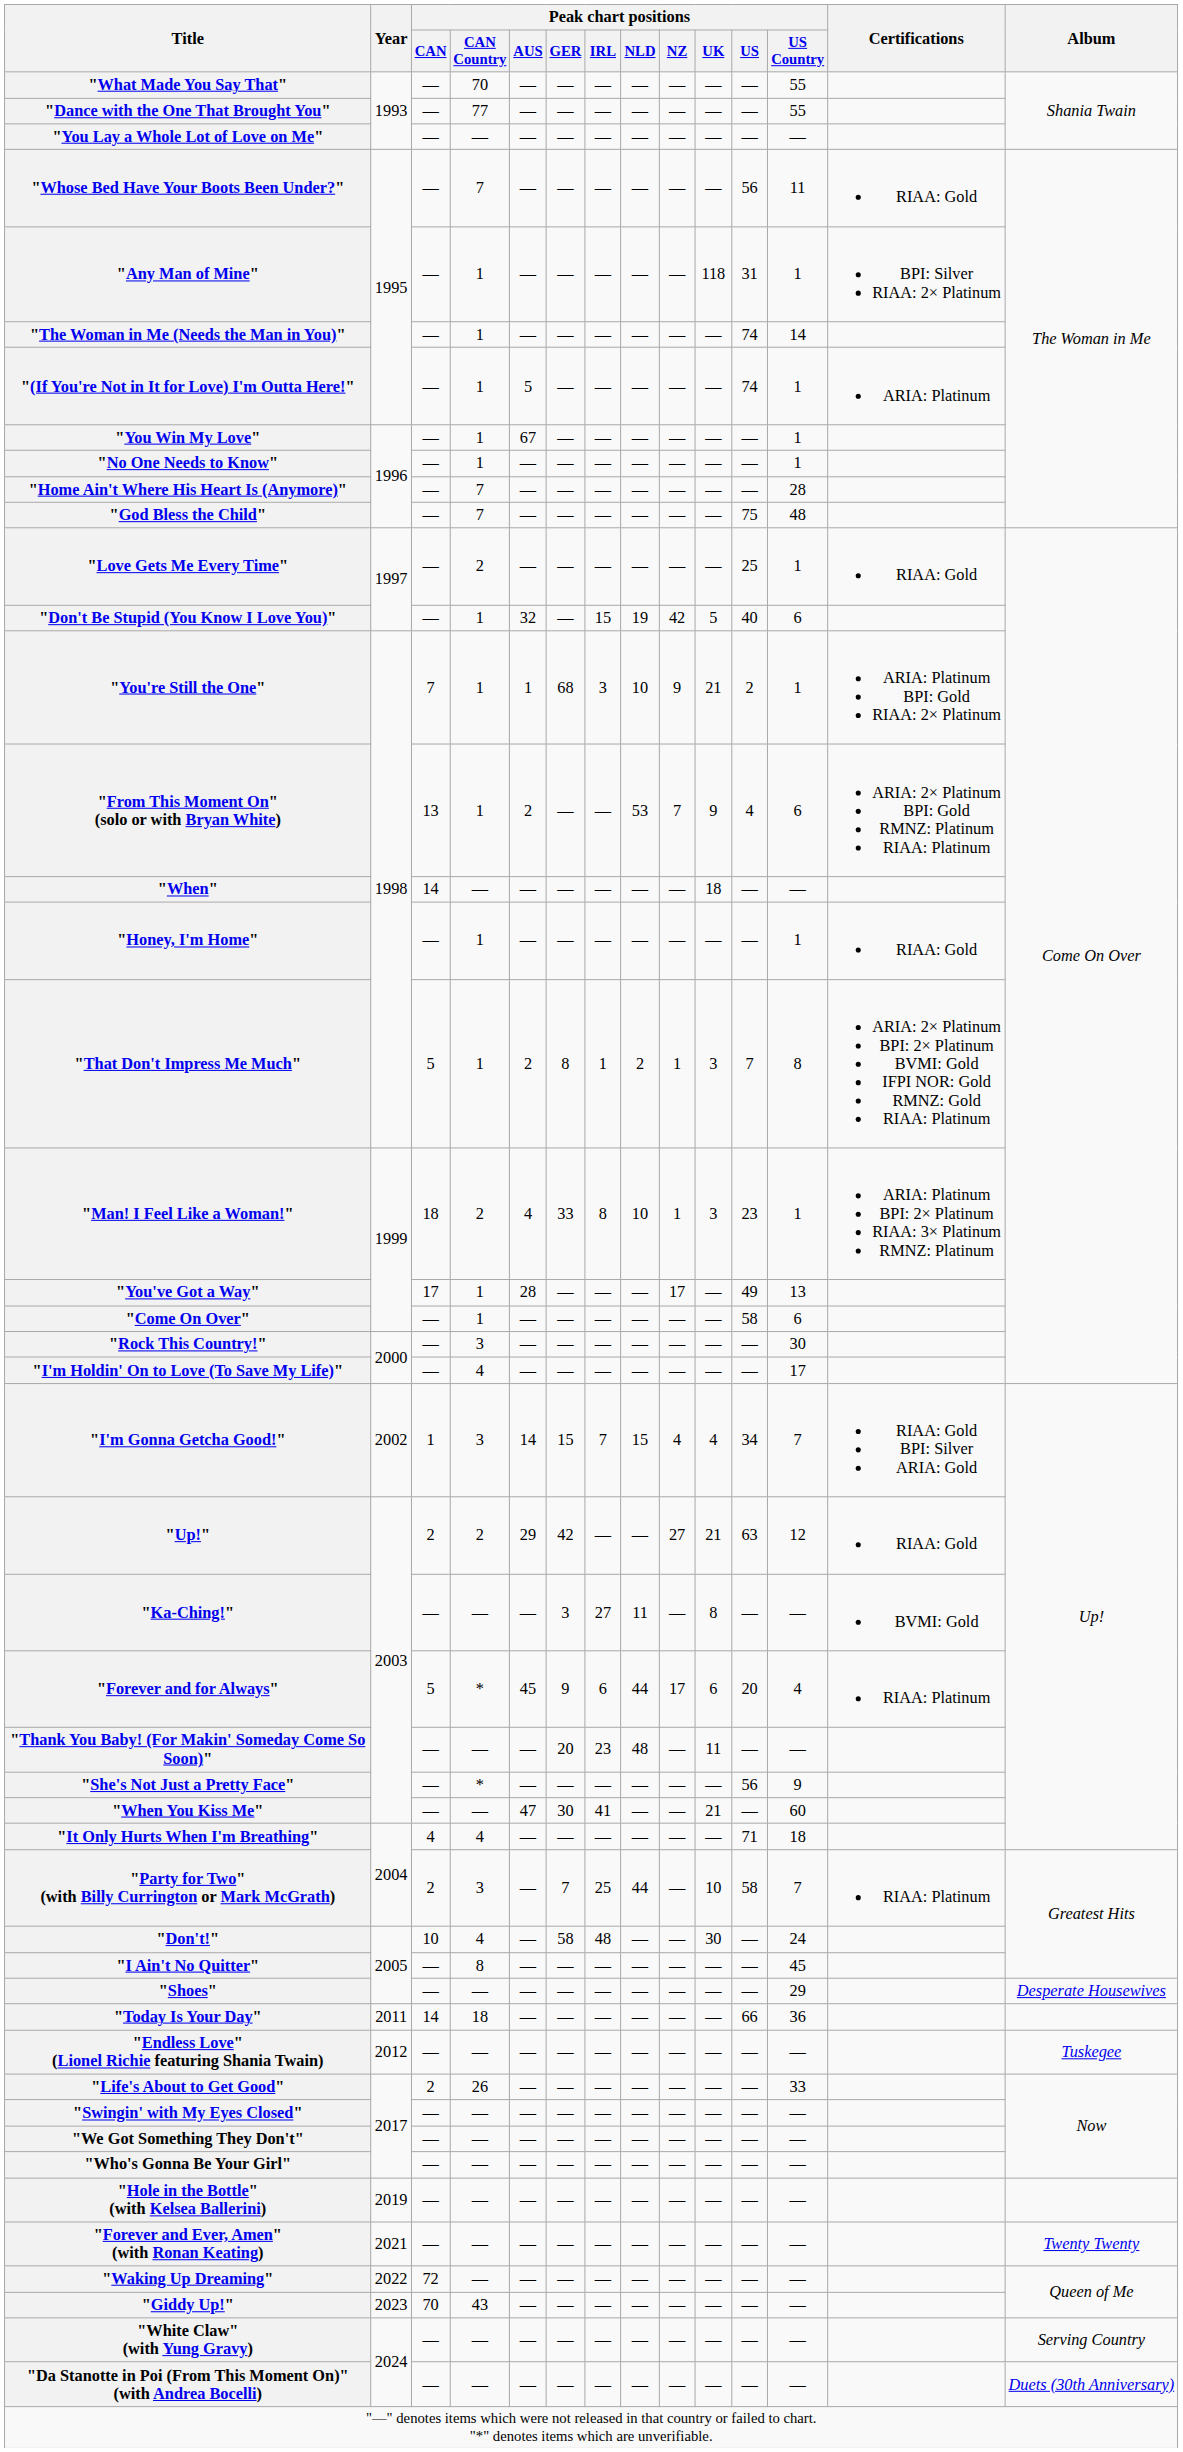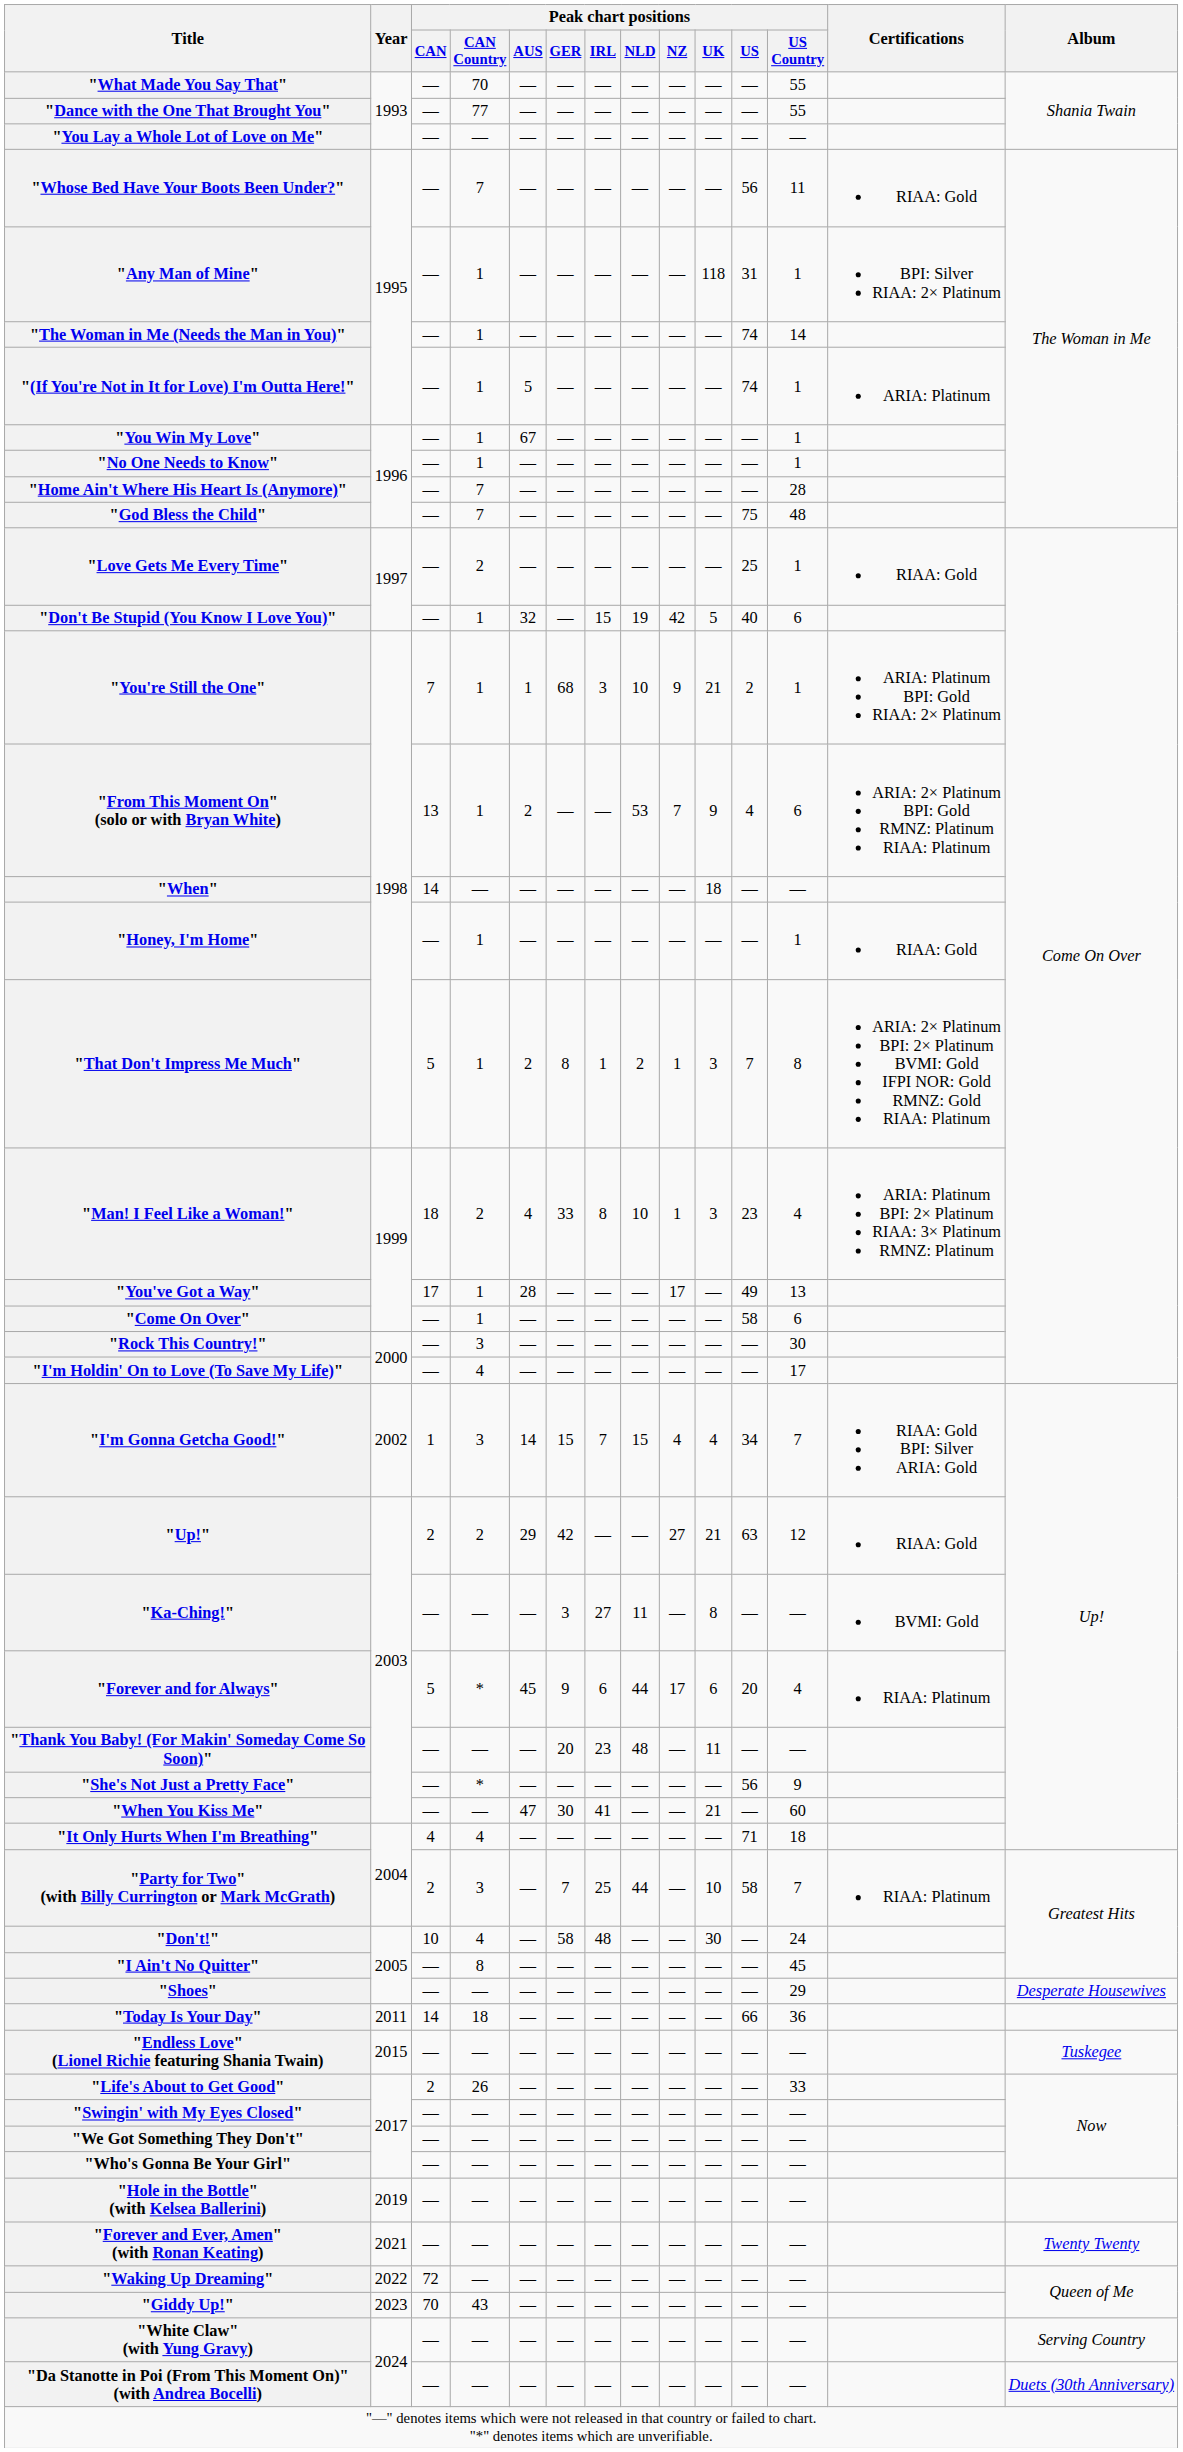(798, 1213) 1 -> (798, 1213) 4
(391, 2051) 2012 -> (391, 2051) 2015
